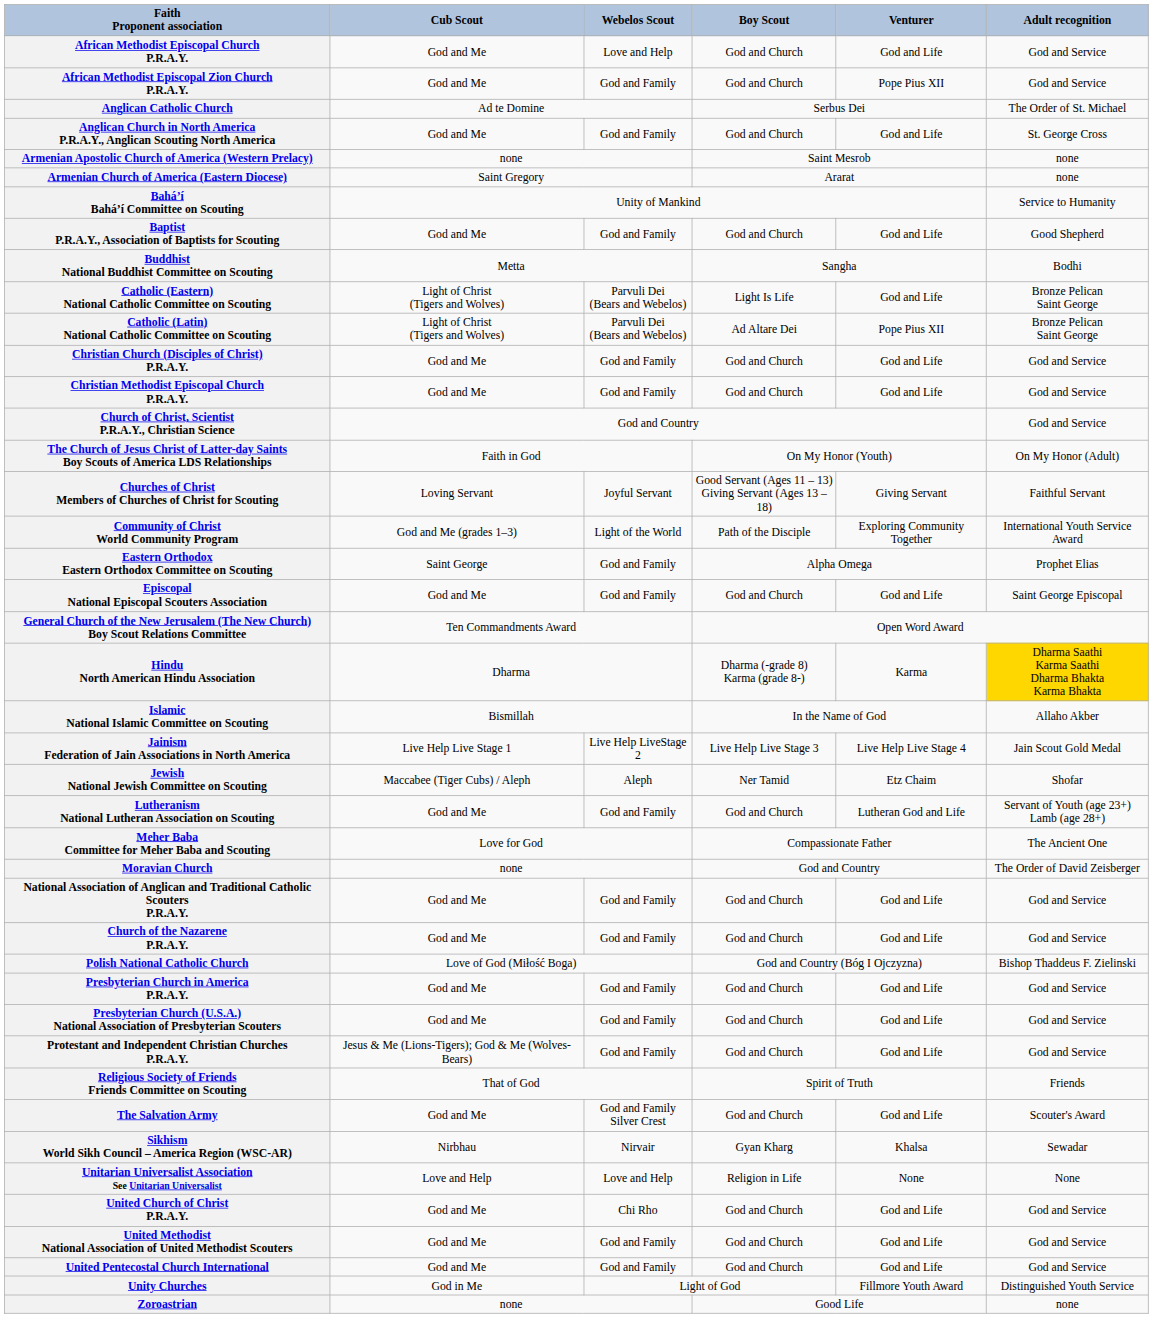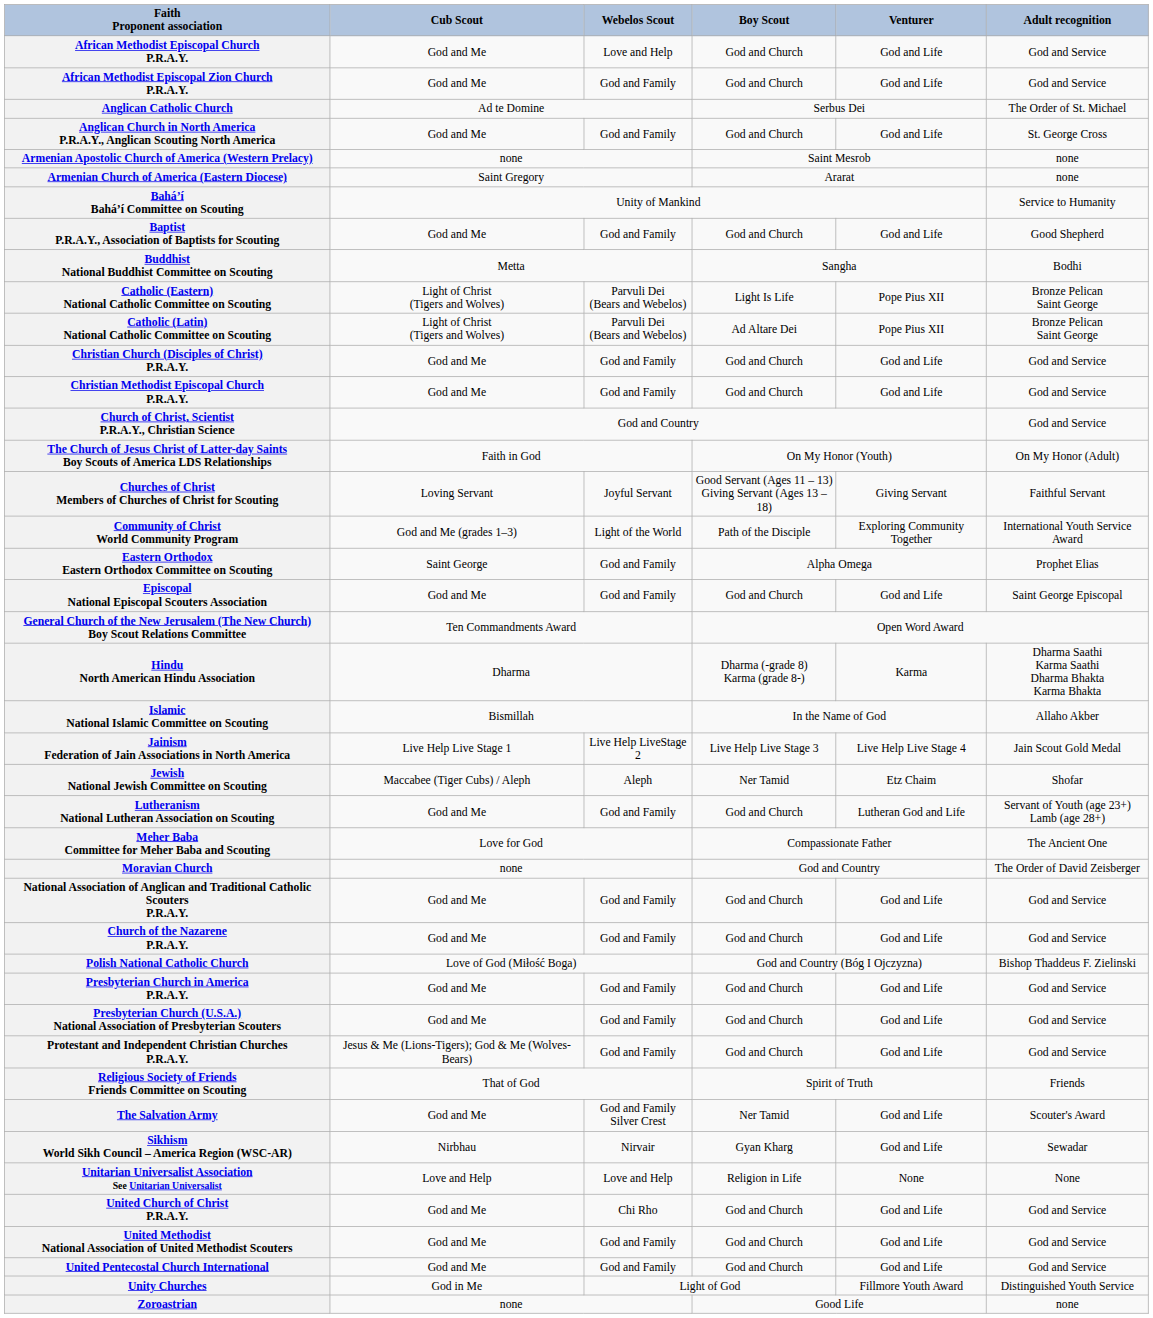(911, 83) Pope Pius XII -> (911, 83) God and Life
(911, 297) God and Life -> (911, 297) Pope Pius XII
(1067, 672) gold background -> (1067, 672) no background
(764, 1115) God and Church -> (764, 1115) Ner Tamid
(911, 1147) Khalsa -> (911, 1147) God and Life
